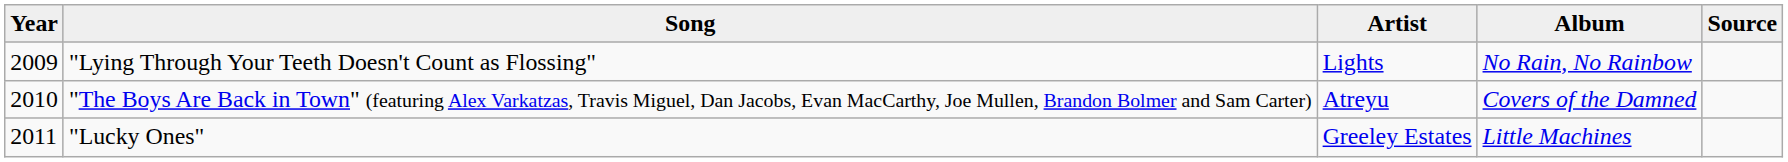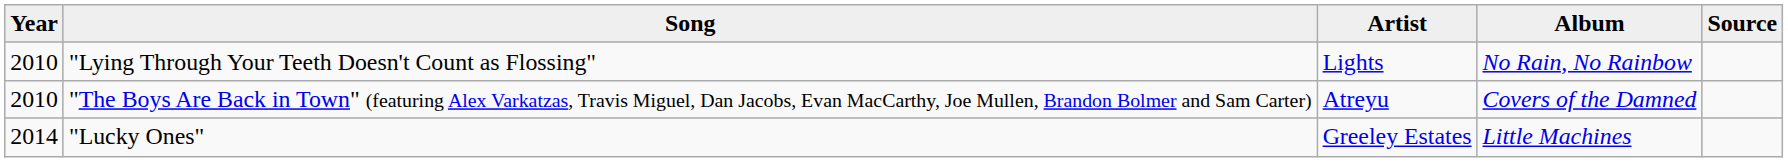(34, 61) 2009 -> (34, 61) 2010
(34, 136) 2011 -> (34, 136) 2014
